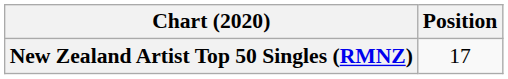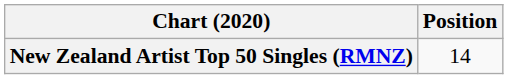(460, 55) 17 -> (460, 55) 14
